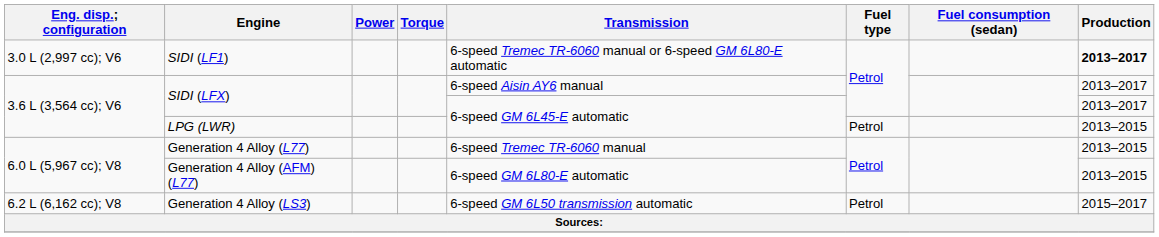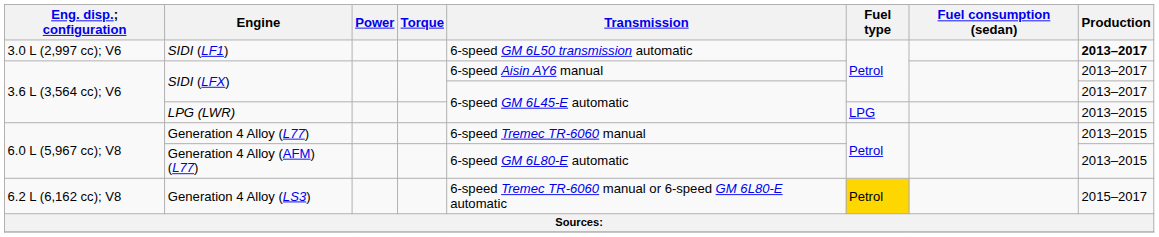(616, 58) 6-speed Tremec TR-6060 manual or 6-speed GM 6L80-E automatic -> (571, 50) 6-speed GM 6L50 transmission automatic
(866, 127) Petrol -> (862, 113) LPG
(571, 204) 6-speed GM 6L50 transmission automatic -> (616, 197) 6-speed Tremec TR-6060 manual or 6-speed GM 6L80-E automatic
(866, 204) no background -> (866, 197) gold background
